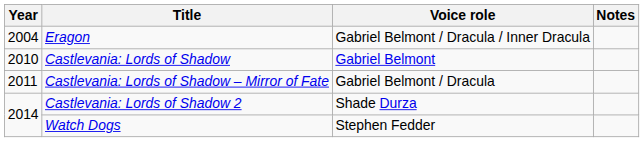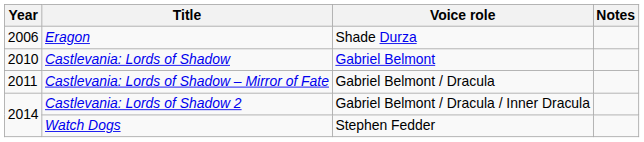(23, 37) 2004 -> (23, 37) 2006
(463, 37) Gabriel Belmont / Dracula / Inner Dracula -> (376, 37) Shade Durza
(376, 103) Shade Durza -> (463, 103) Gabriel Belmont / Dracula / Inner Dracula
